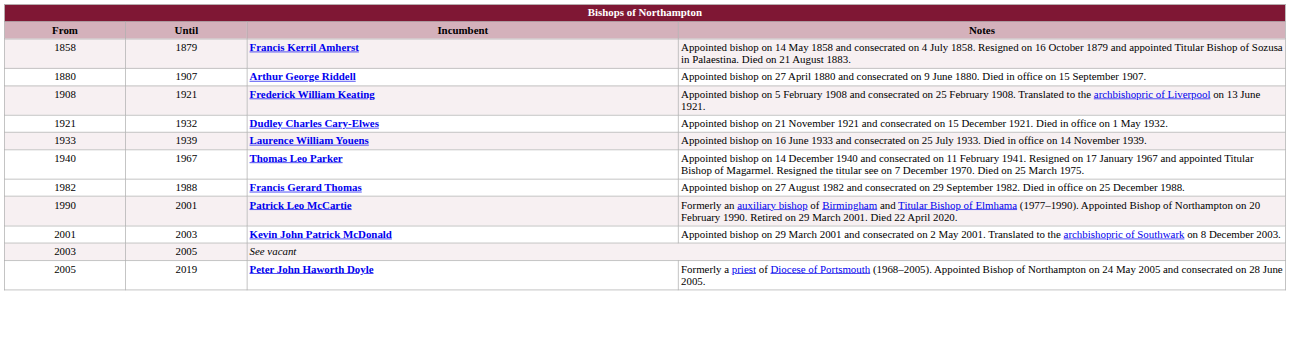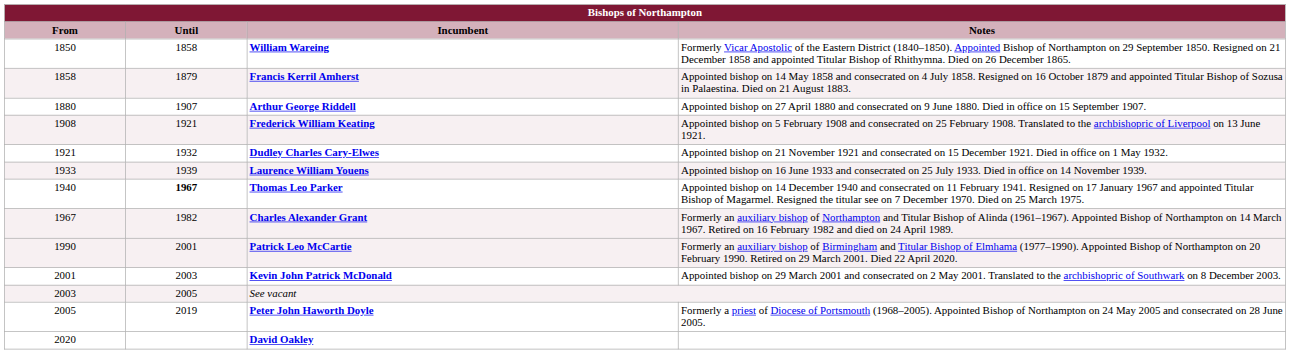+ row: (289, 47)
(186, 158) normal -> (186, 187) bold
+ row: (308, 217)
- row: (306, 187)
+ row: (281, 340)
